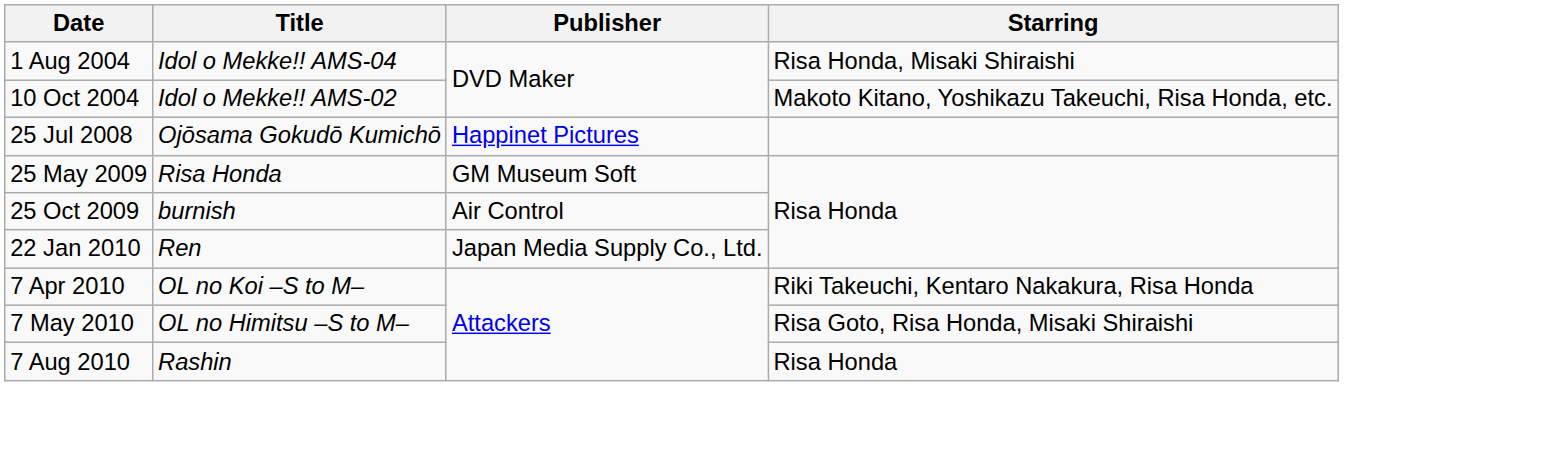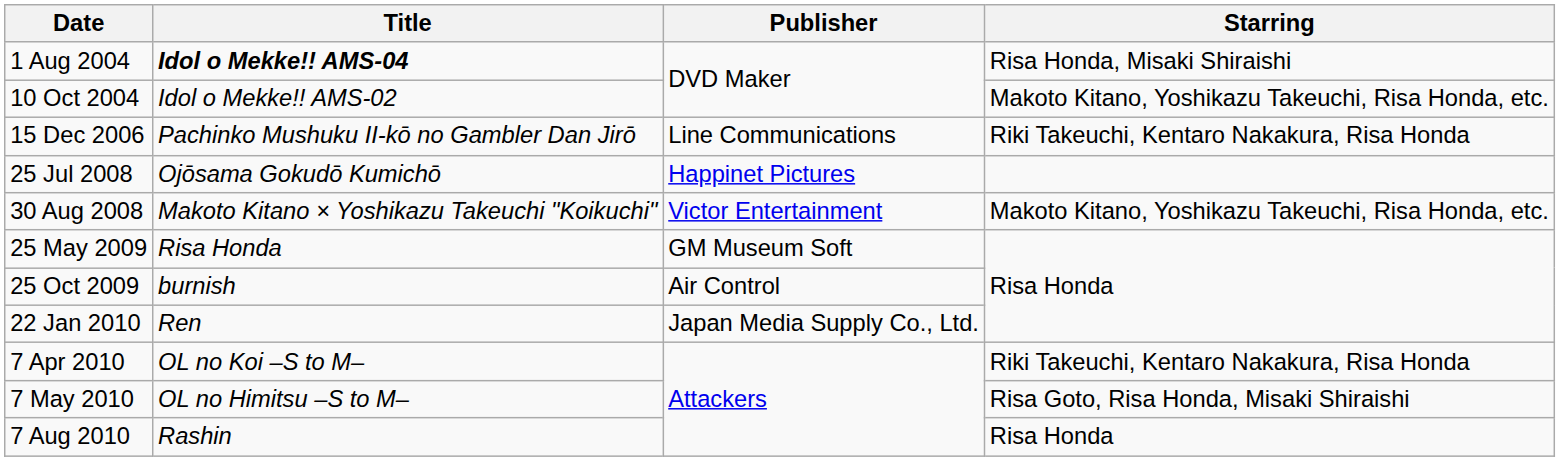(277, 60) normal -> (283, 60) bold
+ row: (77, 135)
+ row: (77, 211)
